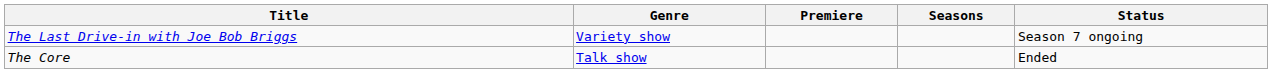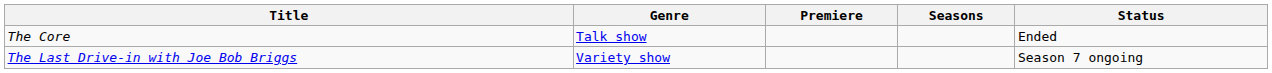rows swapped: (39, 57) <-> (152, 36)
